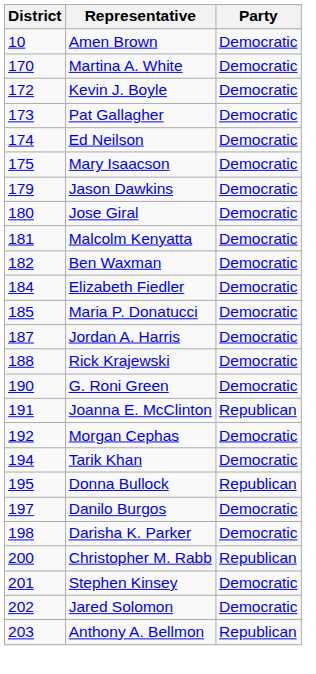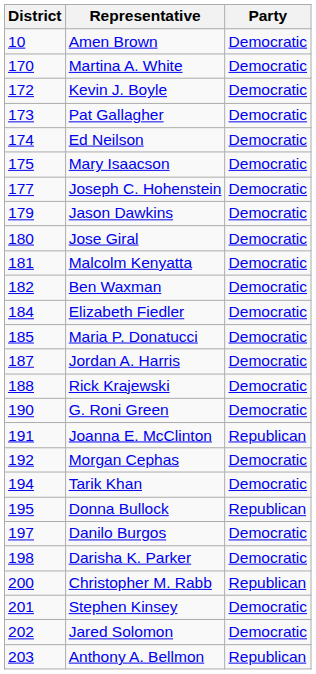+ row: (145, 189)
